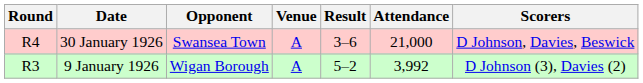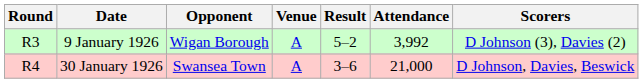rows swapped: (111, 66) <-> (111, 41)
